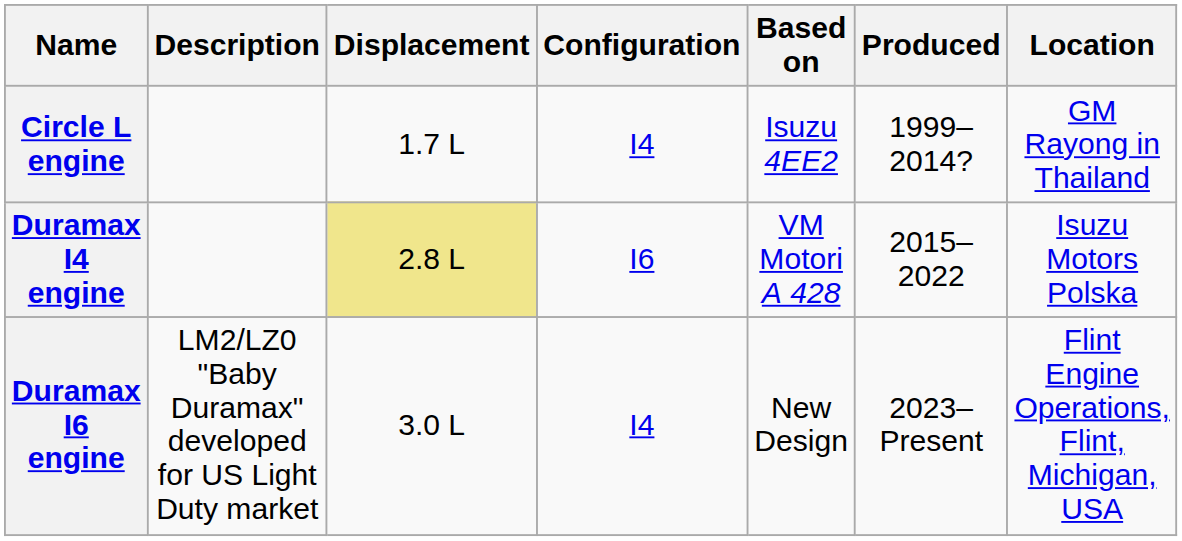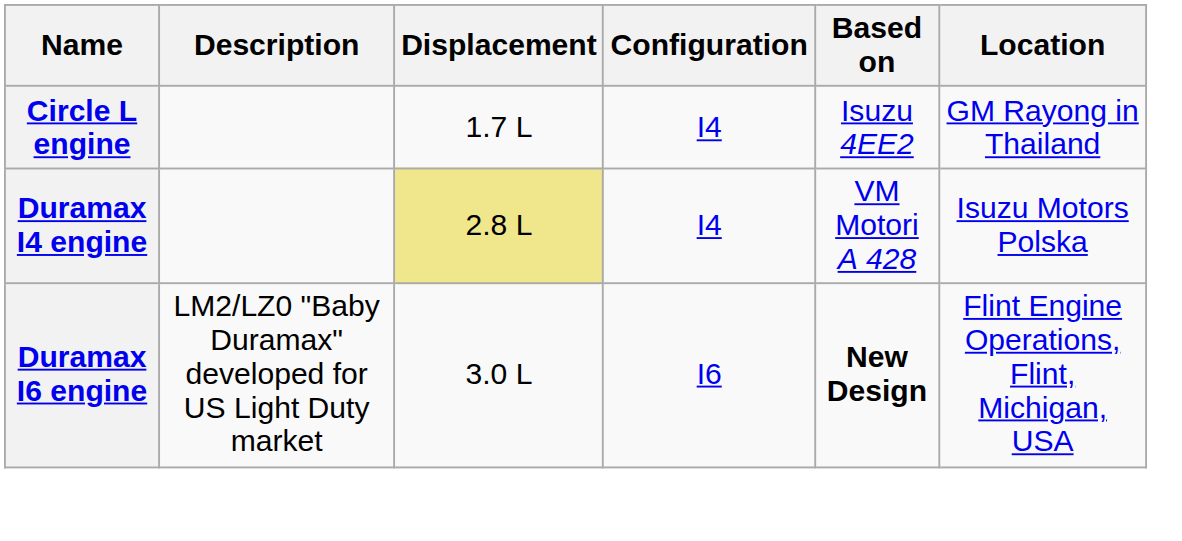- column: (931, 45)
(642, 259) I6 -> (709, 225) I4
(642, 425) I4 -> (709, 374) I6
(801, 425) normal -> (877, 374) bold
